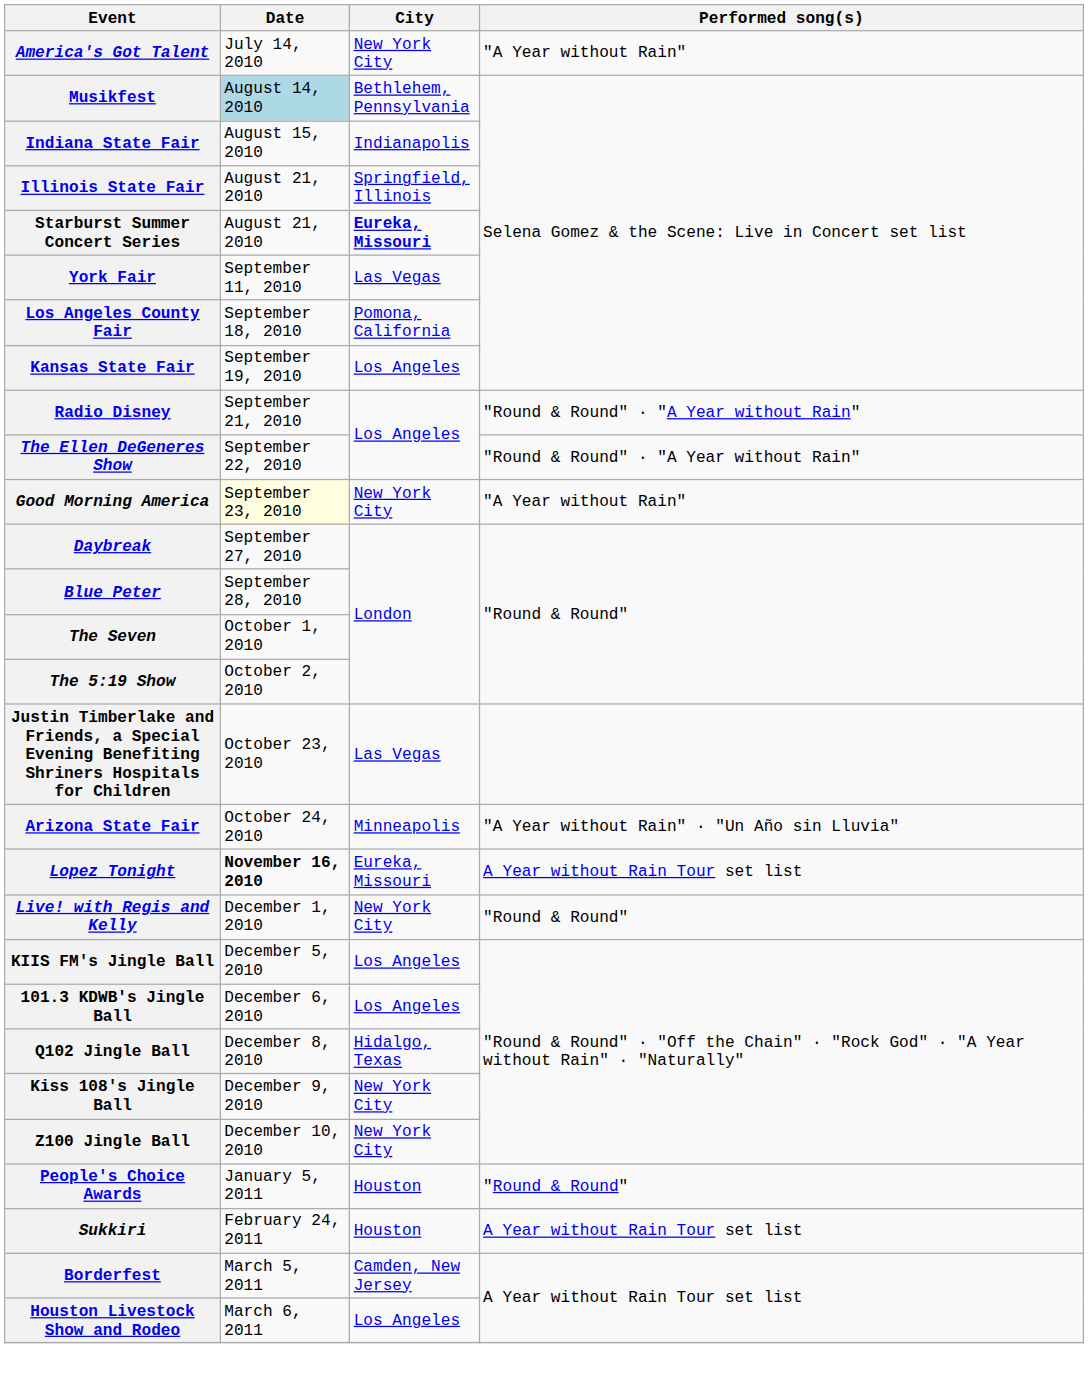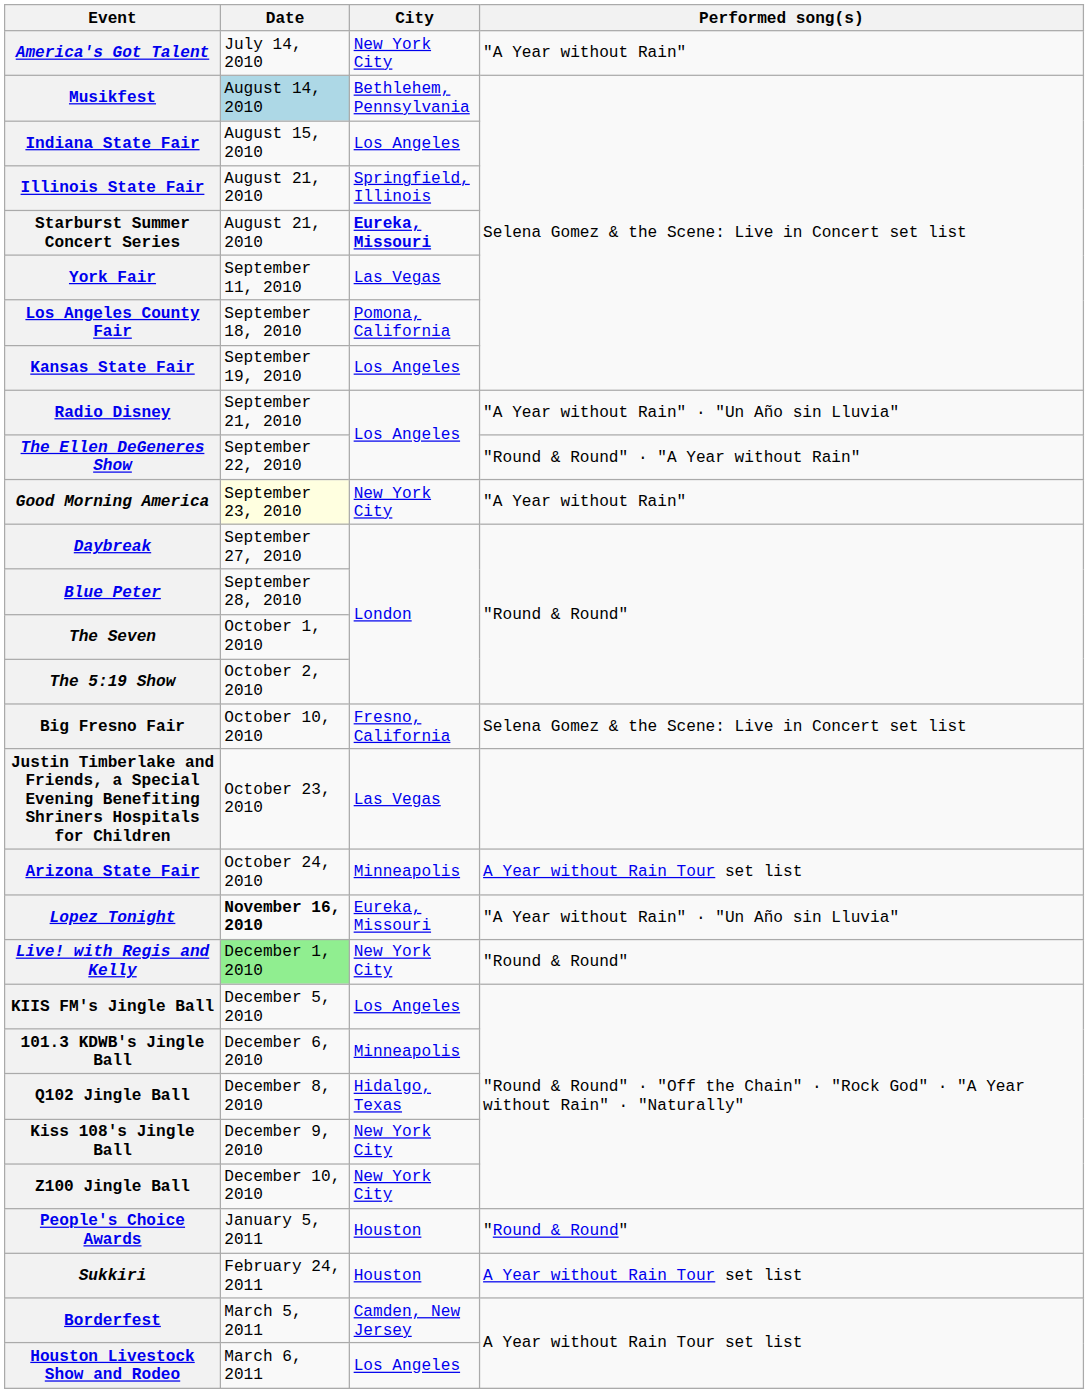(412, 143) Indianapolis -> (407, 143) Los Angeles
(672, 412) "Round & Round" · "A Year without Rain" -> (691, 412) "A Year without Rain" · "Un Año sin Lluvia"
+ row: (112, 726)
(691, 827) "A Year without Rain" · "Un Año sin Lluvia" -> (643, 872) A Year without Rain Tour set list
(643, 872) A Year without Rain Tour set list -> (691, 917) "A Year without Rain" · "Un Año sin Lluvia"
(277, 917) no background -> (277, 962) lightgreen background
(407, 1007) Los Angeles -> (407, 1051) Minneapolis
